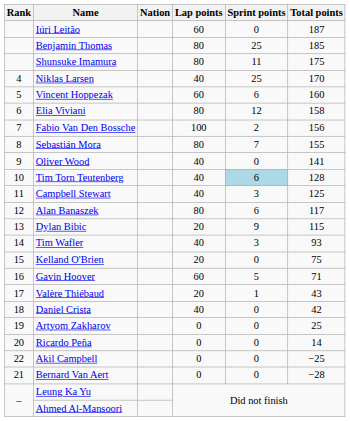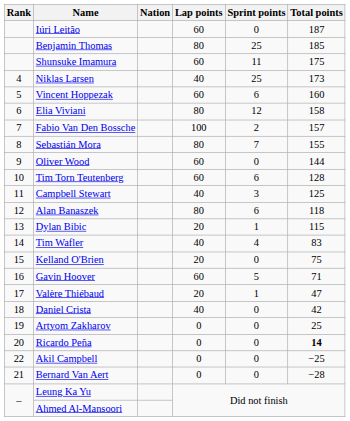(199, 62) 80 -> (199, 62) 60
(317, 78) 170 -> (317, 78) 173
(317, 128) 156 -> (317, 128) 157
(199, 161) 40 -> (199, 161) 60
(317, 161) 141 -> (317, 161) 144
(199, 177) 40 -> (199, 177) 60
(256, 177) lightblue background -> (256, 177) no background
(317, 210) 117 -> (317, 210) 118
(256, 227) 9 -> (256, 227) 1
(256, 243) 3 -> (256, 243) 4
(317, 243) 93 -> (317, 243) 83
(317, 293) 43 -> (317, 293) 47
(317, 342) normal -> (317, 342) bold
